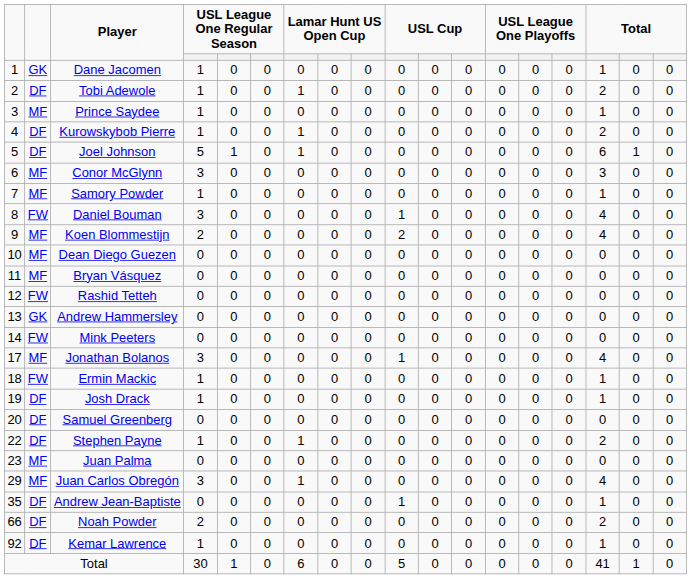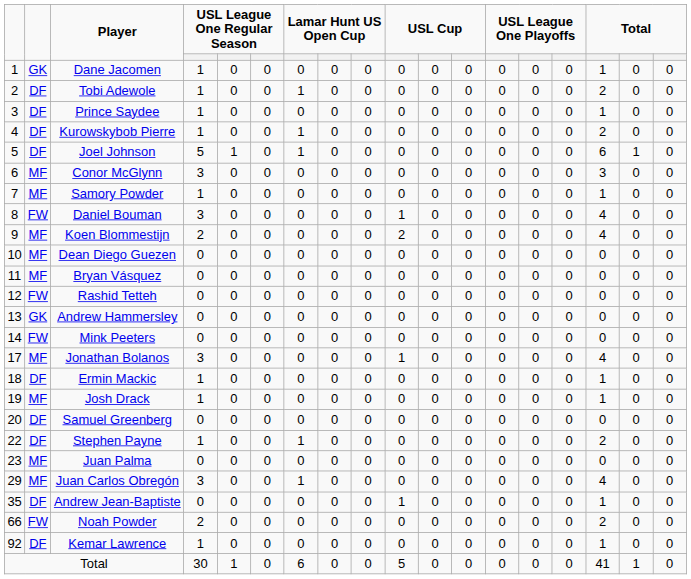(38, 111) MF -> (38, 111) DF
(38, 378) FW -> (38, 378) DF
(38, 399) DF -> (38, 399) MF
(38, 522) DF -> (38, 522) FW
